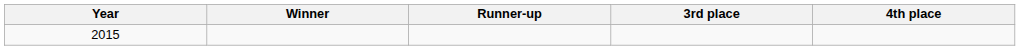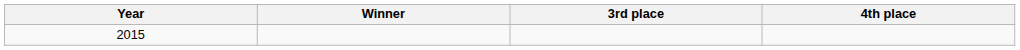- column: (510, 14)
